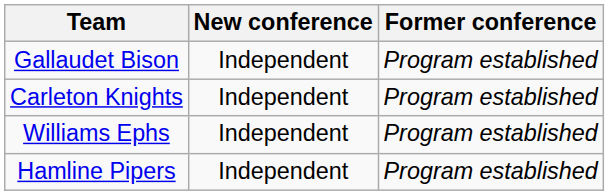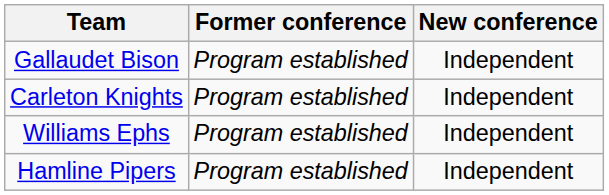columns swapped: (491, 23) <-> (283, 23)
